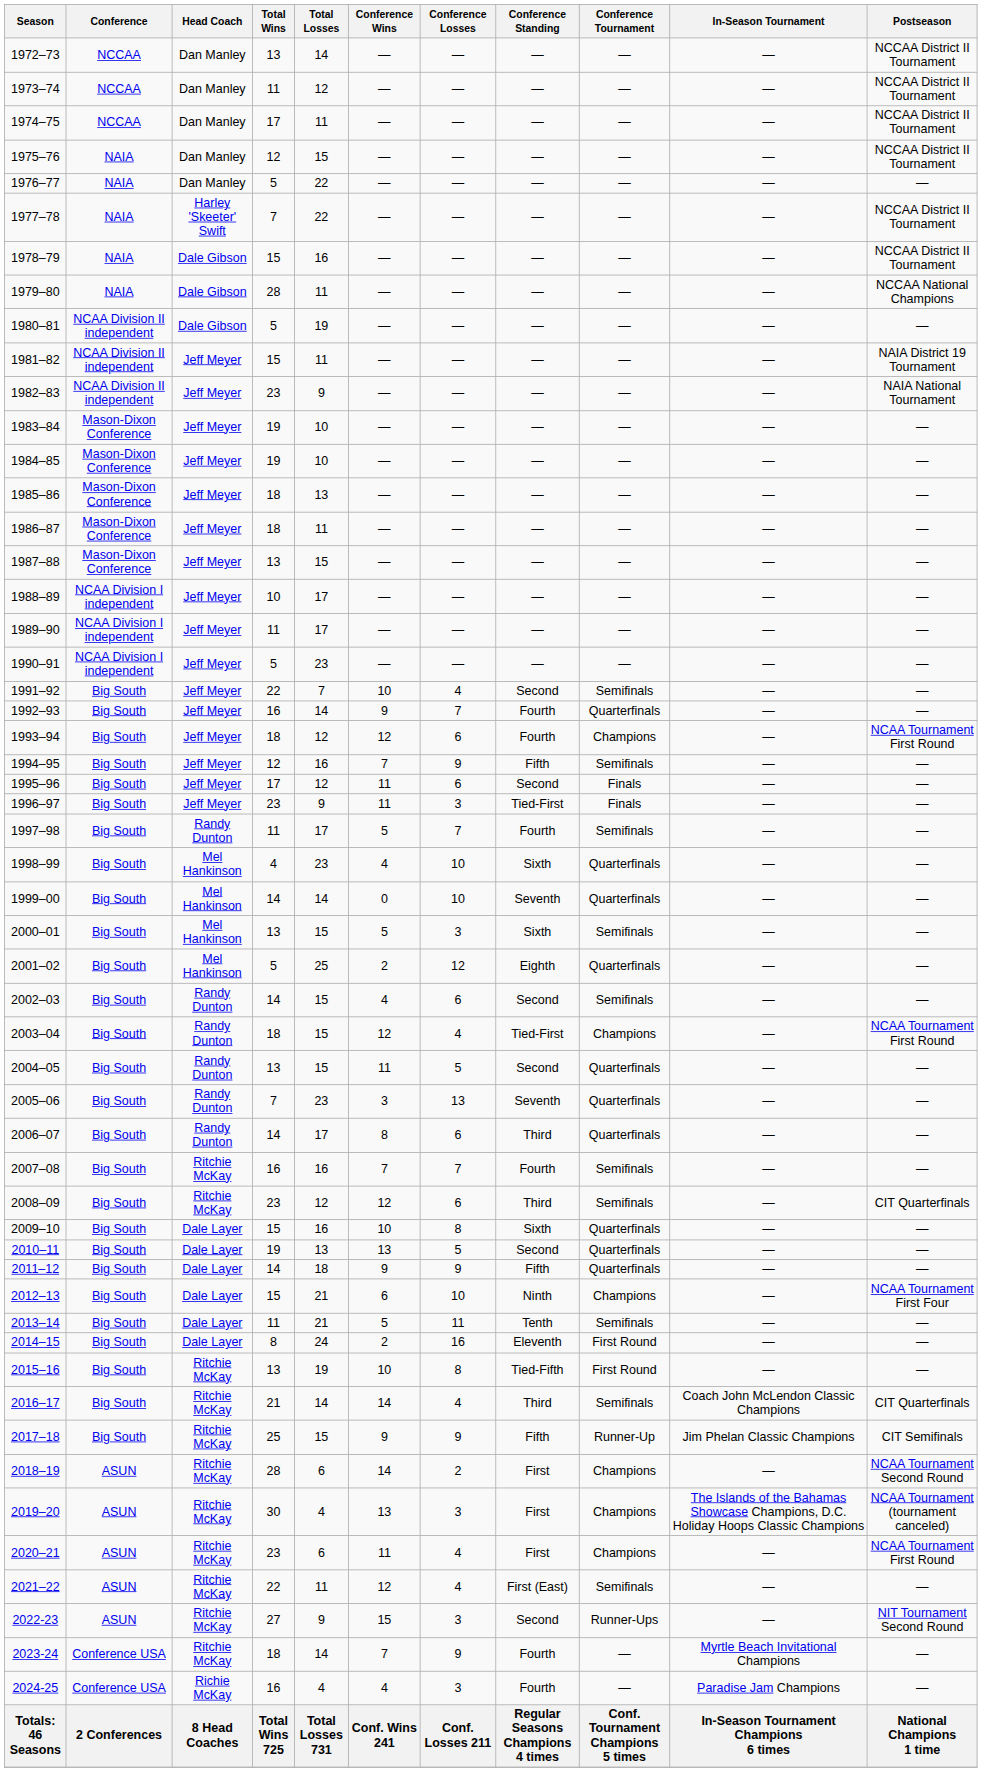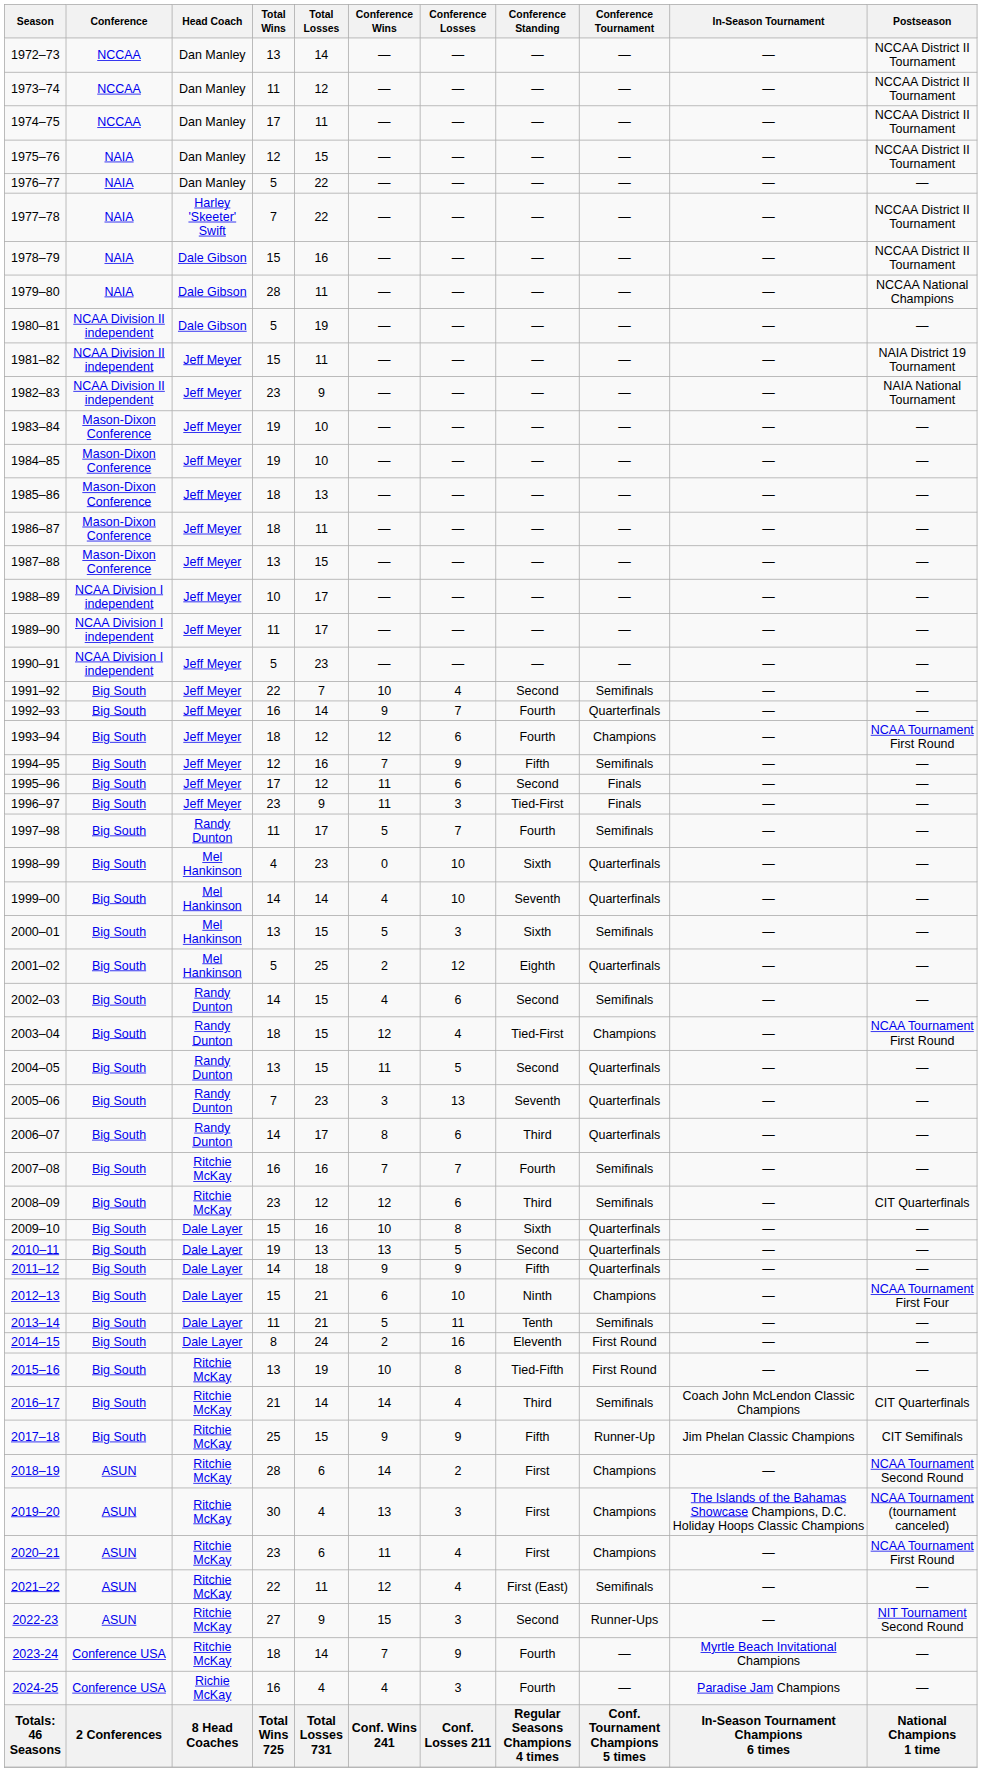(384, 864) 4 -> (384, 864) 0
(384, 898) 0 -> (384, 898) 4
